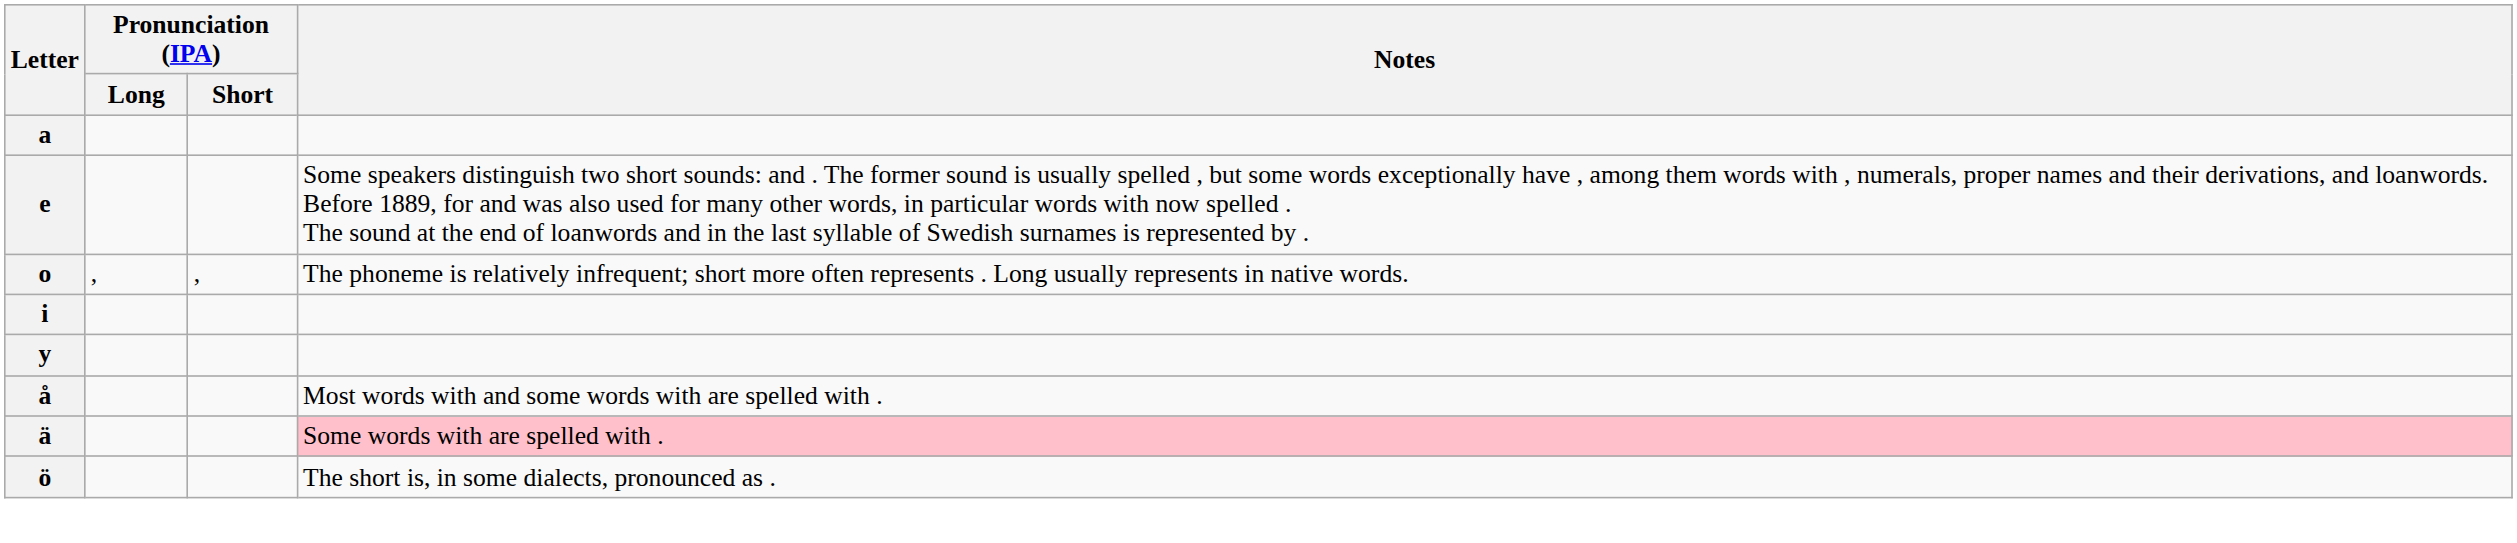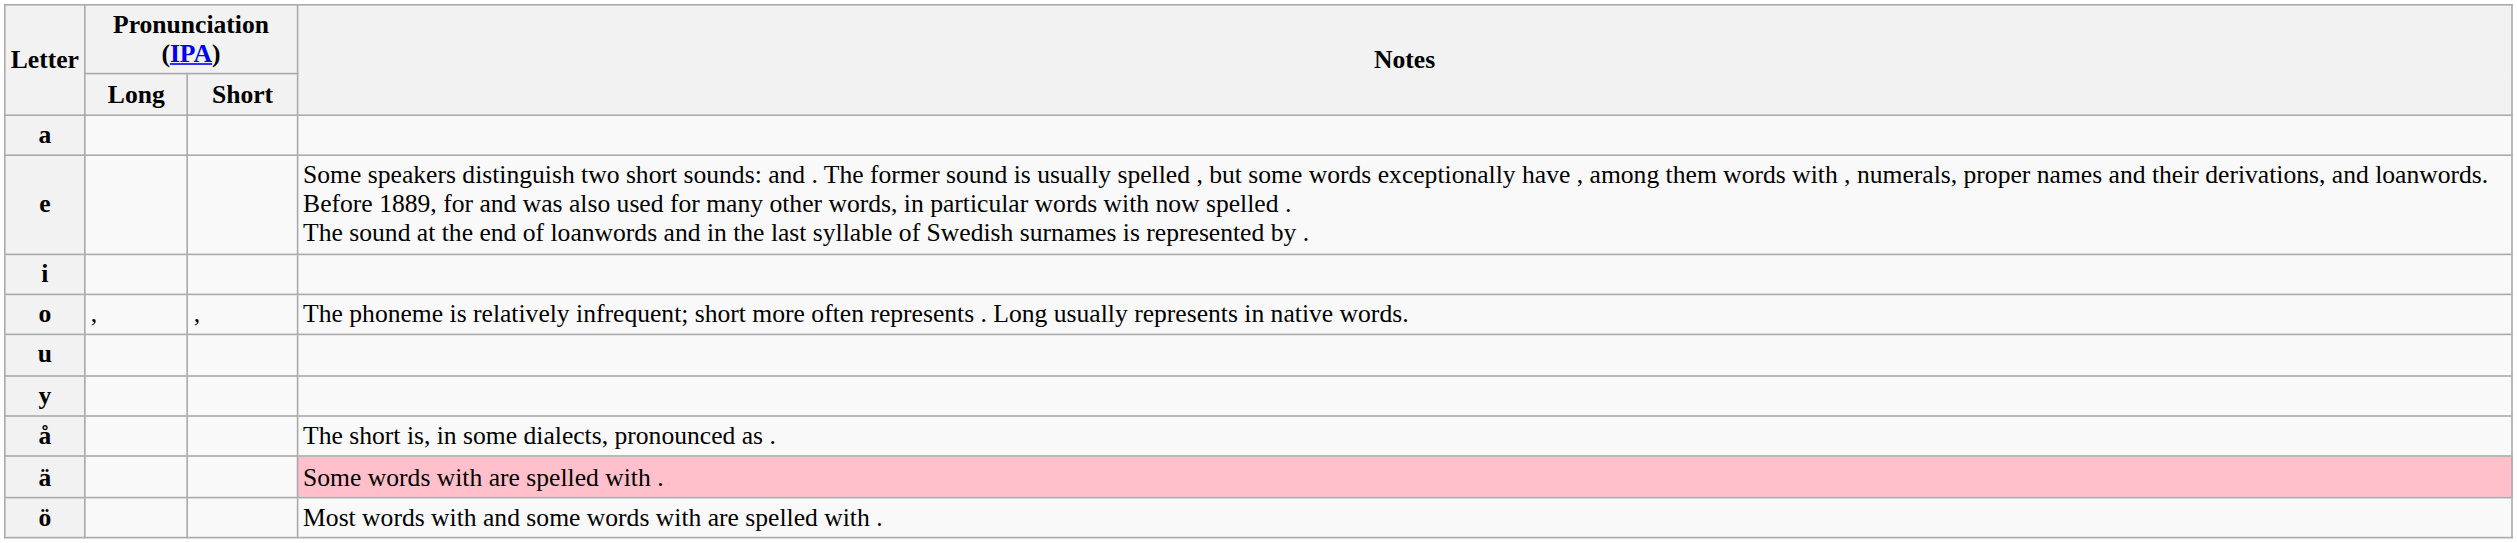rows swapped: (45, 314) <-> (45, 273)
+ row: (45, 354)
(593, 395) Most words with and some words with are spelled with . -> (539, 436) The short is, in some dialects, pronounced as .
(539, 476) The short is, in some dialects, pronounced as . -> (593, 517) Most words with and some words with are spelled with .
